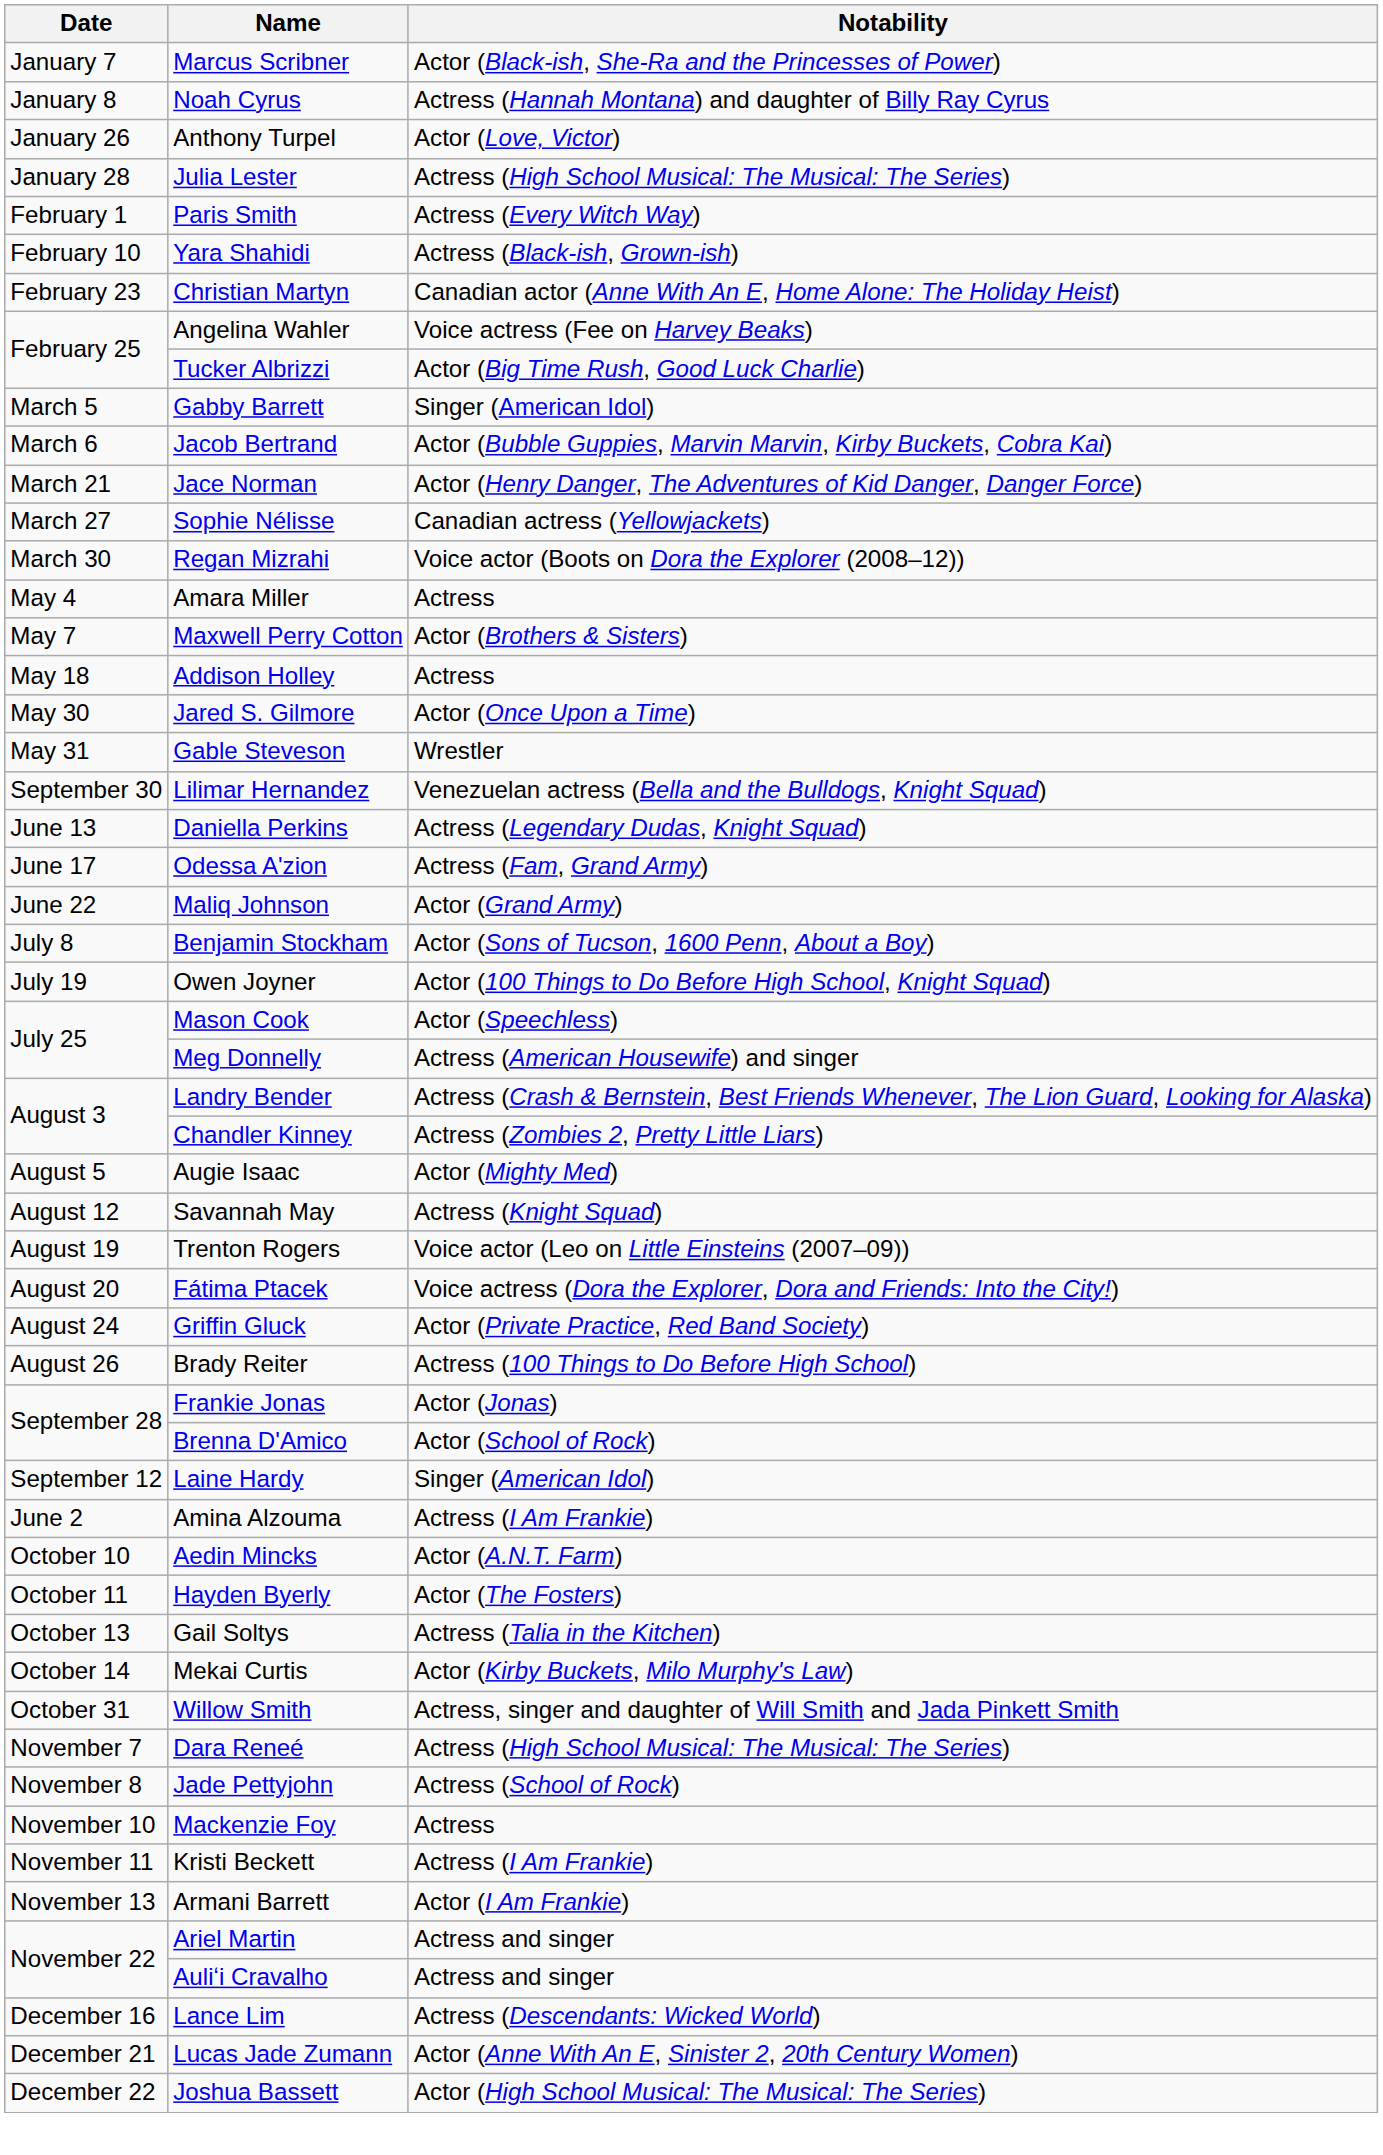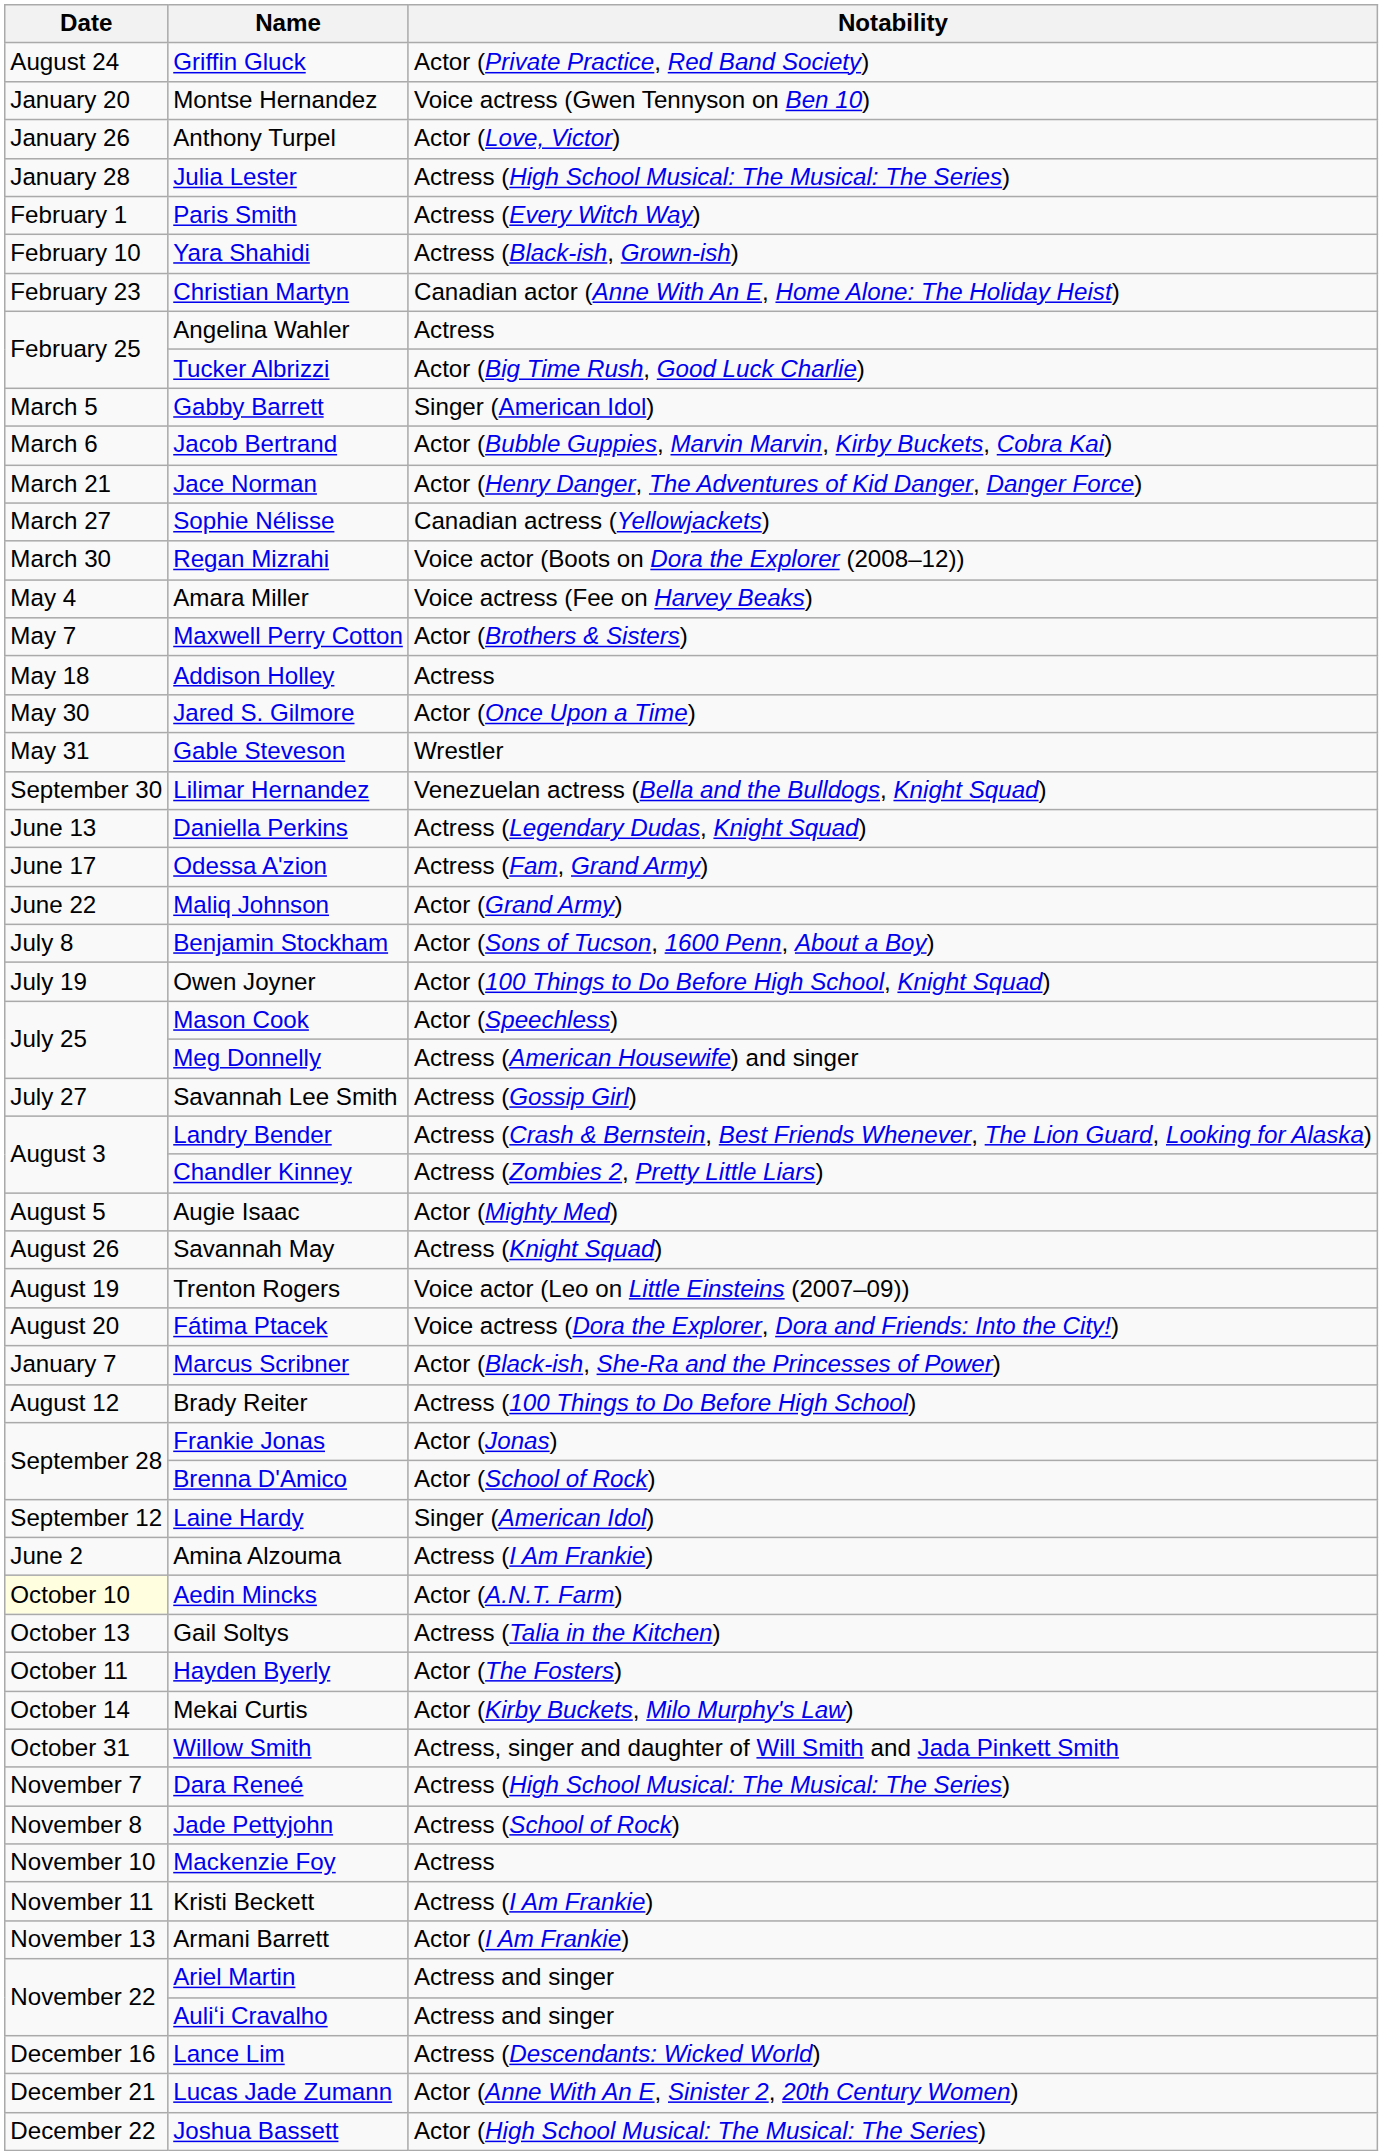rows swapped: (261, 61) <-> (239, 1326)
- row: (237, 100)
+ row: (275, 100)
(613, 330) Voice actress (Fee on Harvey Beaks) -> (454, 330) Actress
(454, 598) Actress -> (613, 598) Voice actress (Fee on Harvey Beaks)
+ row: (285, 1096)
(65, 1211) August 12 -> (65, 1249) August 26
(65, 1364) August 26 -> (65, 1403) August 12
(70, 1556) no background -> (70, 1594) lightyellow background
rows swapped: (252, 1594) <-> (231, 1632)
